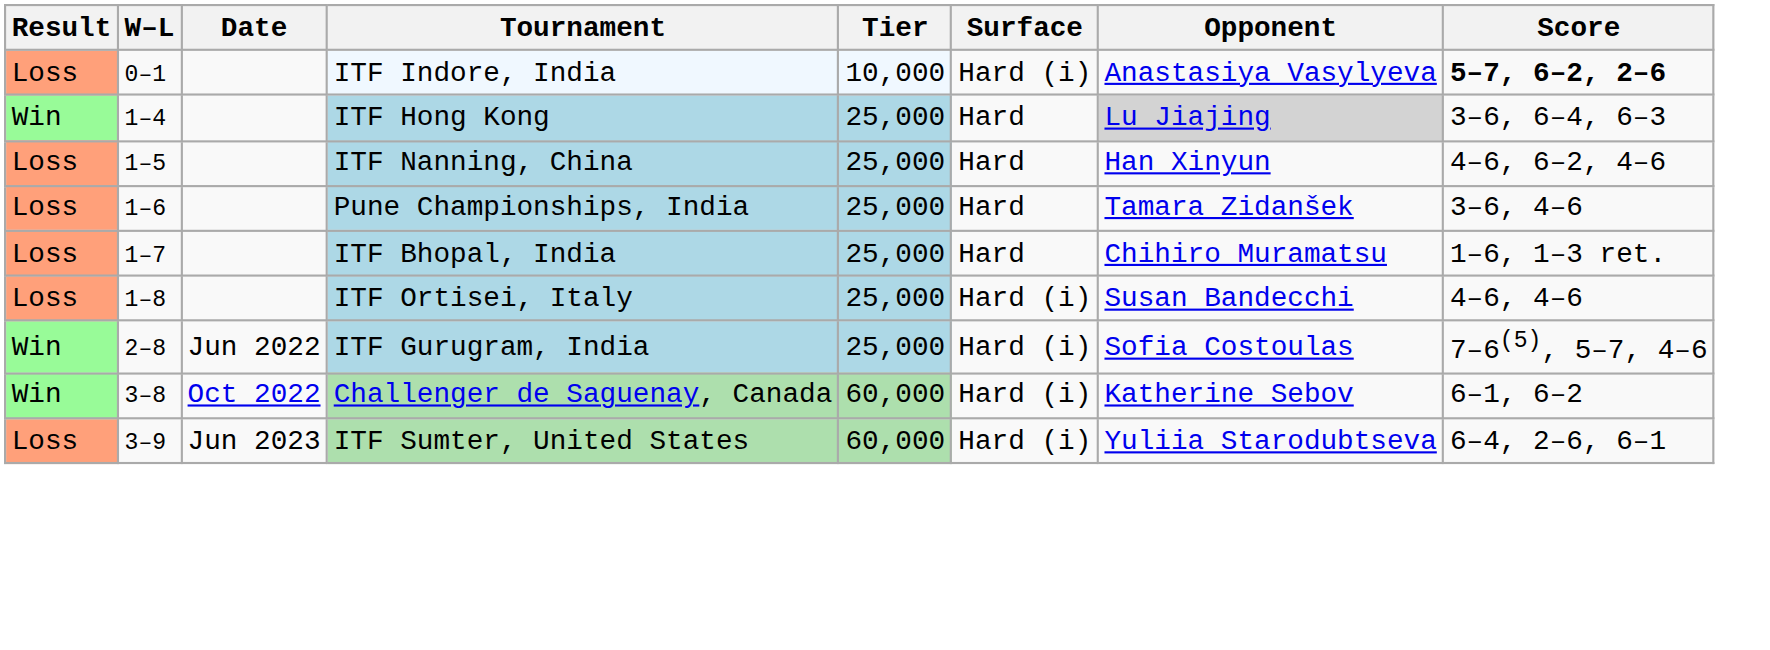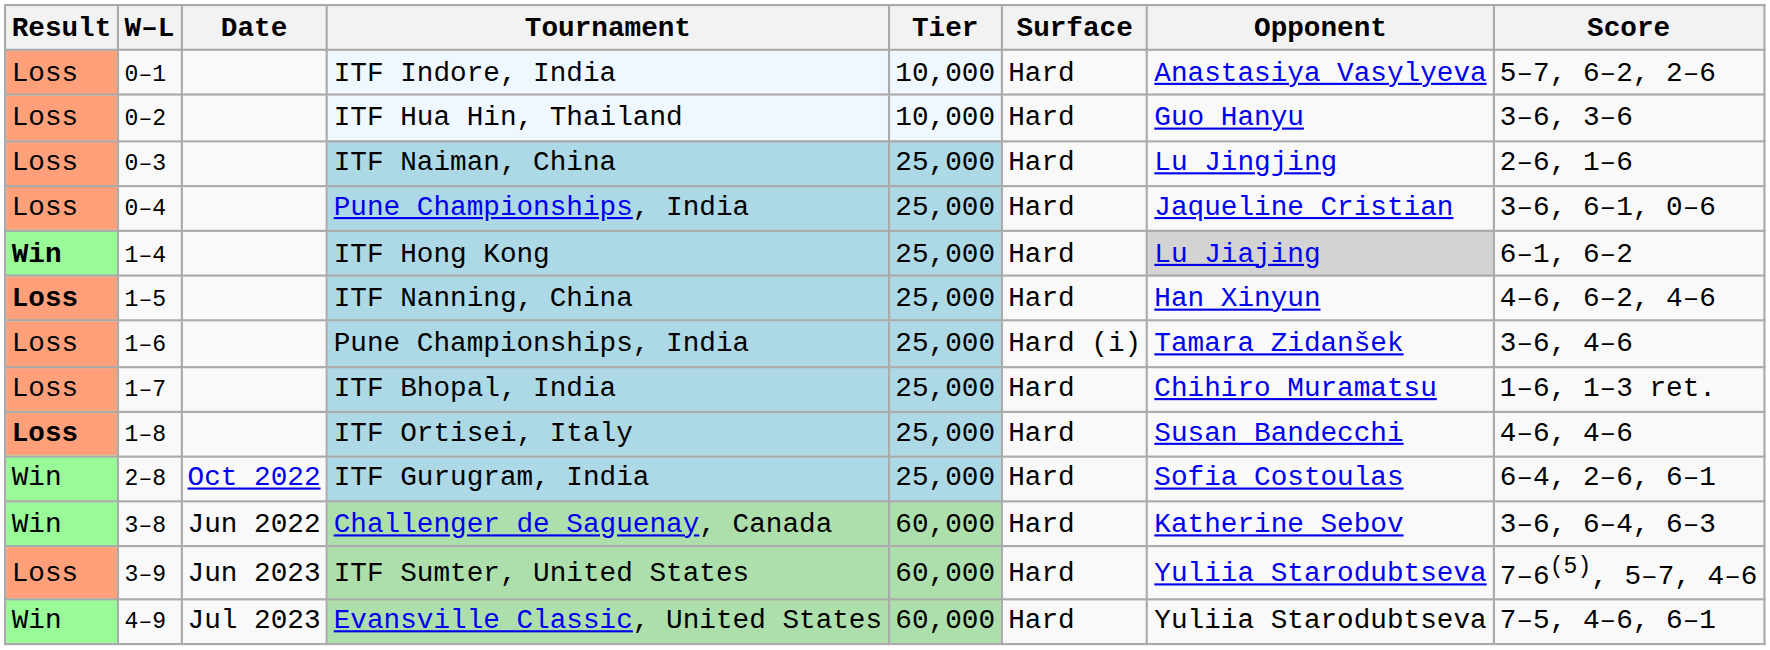(1025, 73) Hard (i) -> (1041, 73) Hard
(1558, 73) bold -> (1608, 73) normal
+ row: (145, 119)
+ row: (145, 164)
+ row: (145, 209)
(37, 118) normal -> (37, 253) bold
(1558, 118) 3–6, 6–4, 6–3 -> (1566, 253) 6–1, 6–2
(45, 163) normal -> (45, 298) bold
(992, 208) Hard -> (1075, 344) Hard (i)
(45, 298) normal -> (45, 434) bold
(1025, 298) Hard (i) -> (1041, 434) Hard
(254, 347) Jun 2022 -> (254, 479) Oct 2022
(1025, 347) Hard (i) -> (1041, 479) Hard
(1579, 347) 7–6(5), 5–7, 4–6 -> (1608, 479) 6–4, 2–6, 6–1
(254, 396) Oct 2022 -> (254, 524) Jun 2022
(1025, 396) Hard (i) -> (1041, 524) Hard
(1516, 396) 6–1, 6–2 -> (1608, 524) 3–6, 6–4, 6–3
(1025, 441) Hard (i) -> (1041, 573) Hard
(1558, 441) 6–4, 2–6, 6–1 -> (1629, 573) 7–6(5), 5–7, 4–6
+ row: (145, 622)
